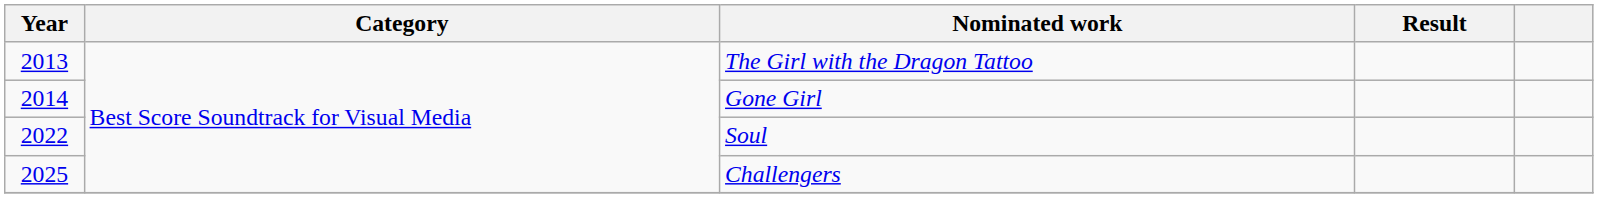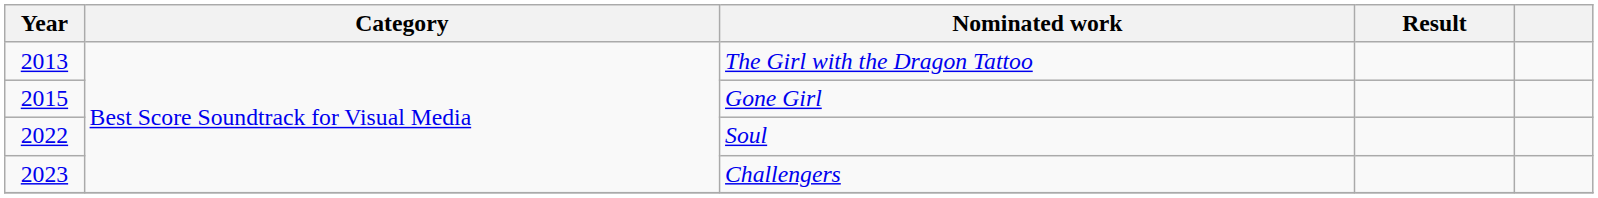(44, 98) 2014 -> (44, 98) 2015
(44, 173) 2025 -> (44, 173) 2023
